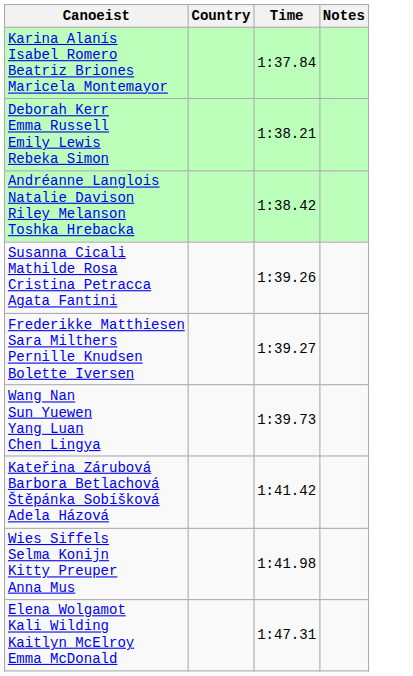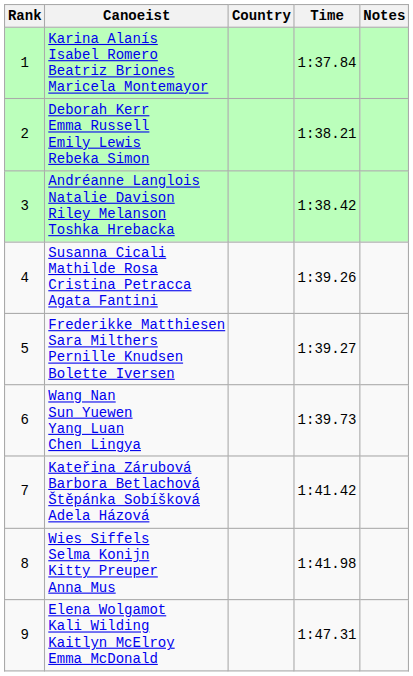+ column: (25, 16)
